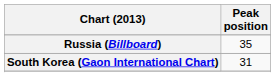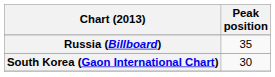(246, 62) 31 -> (246, 62) 30
